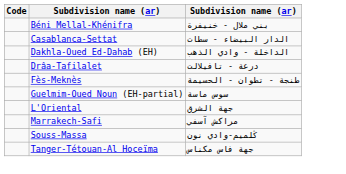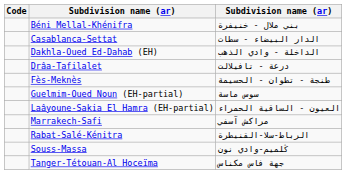- row: (56, 108)
+ row: (122, 108)
+ row: (77, 135)
